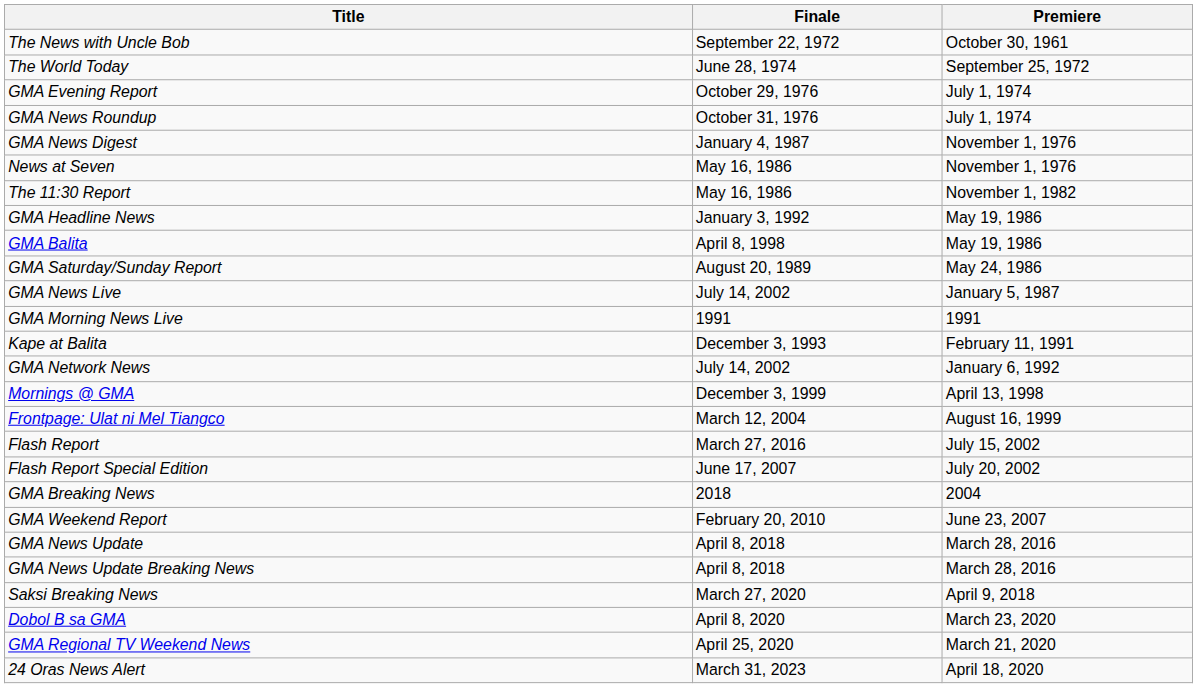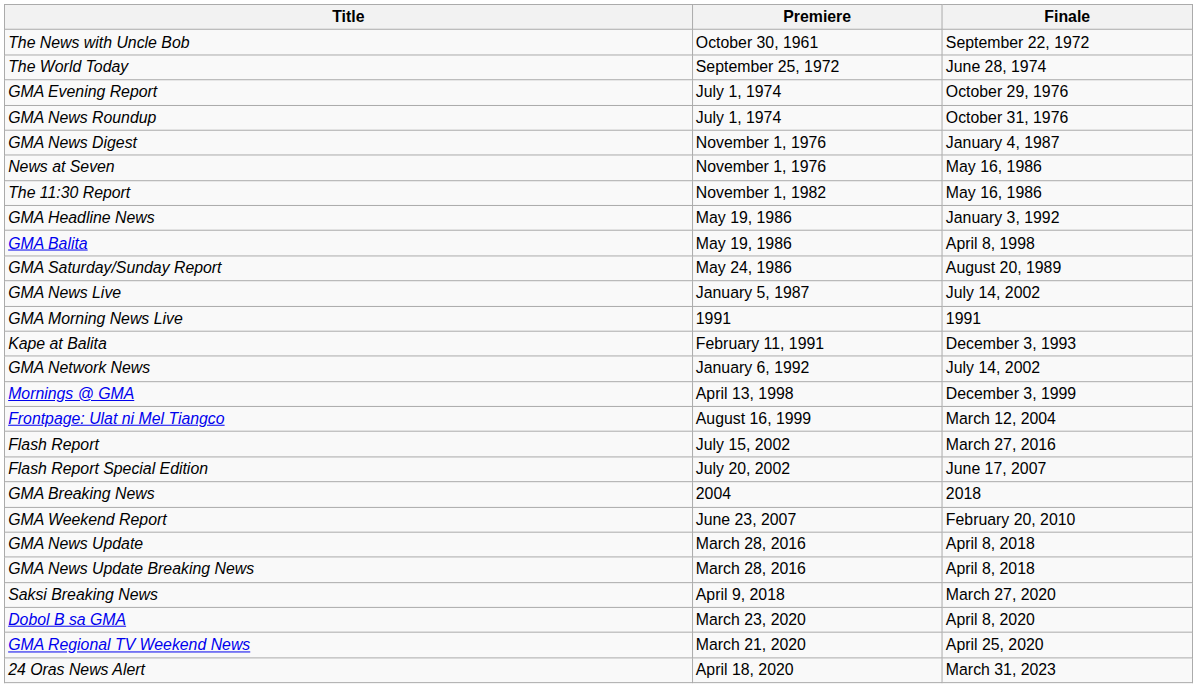columns swapped: (1067, 17) <-> (817, 17)
